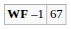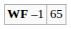(56, 14) 67 -> (56, 14) 65
